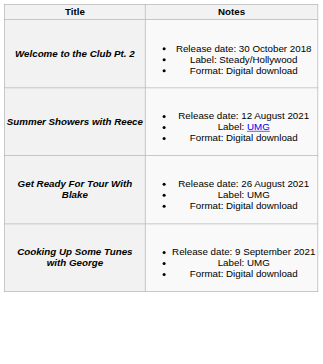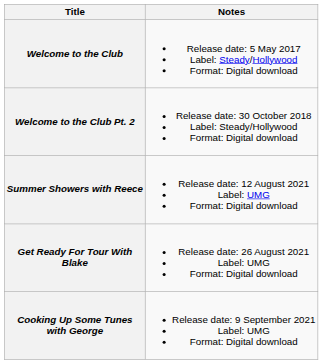+ row: (75, 53)
